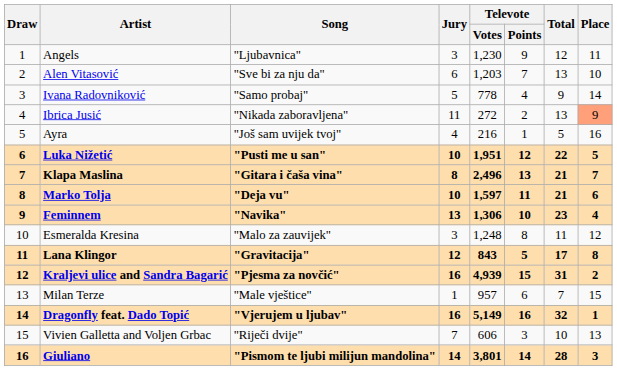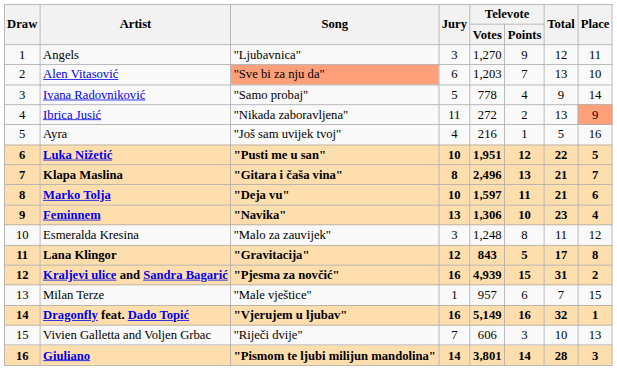(487, 54) 1,230 -> (487, 54) 1,270
(279, 74) no background -> (279, 74) lightsalmon background
